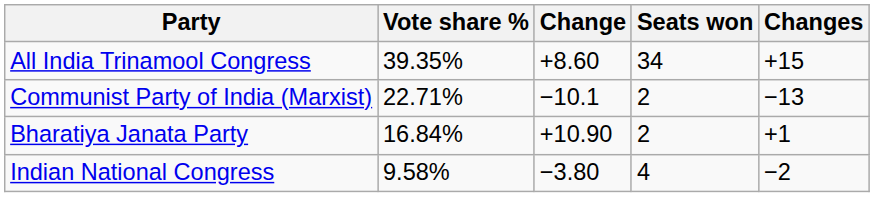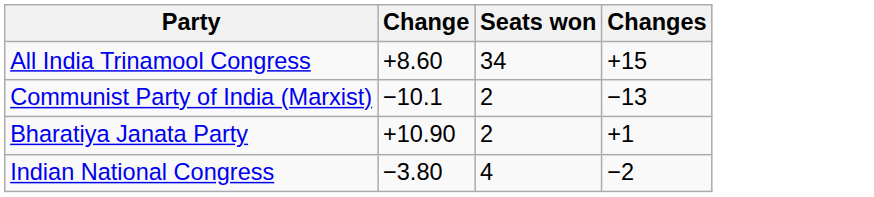- column: (456, 23)
